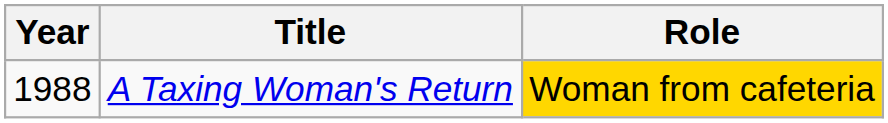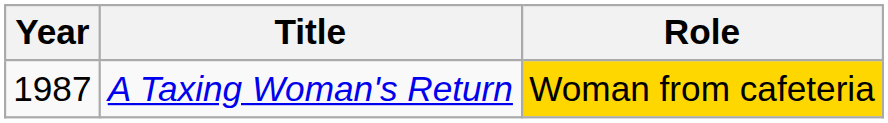(52, 88) 1988 -> (52, 88) 1987
